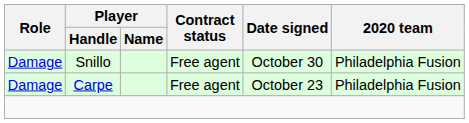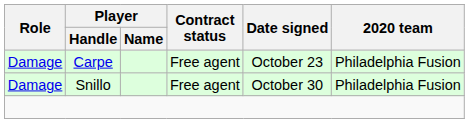rows swapped: (93, 85) <-> (93, 62)
